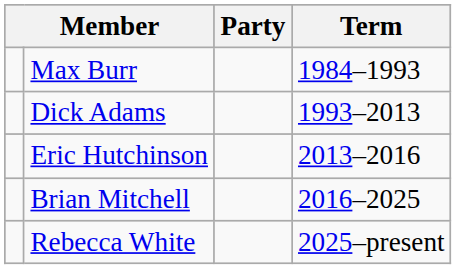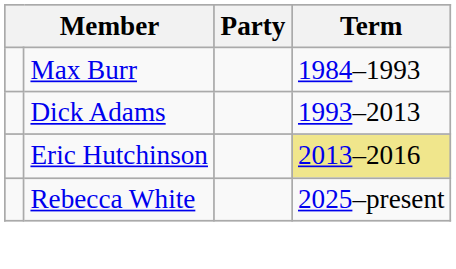(359, 155) no background -> (359, 155) khaki background
- row: (110, 198)
